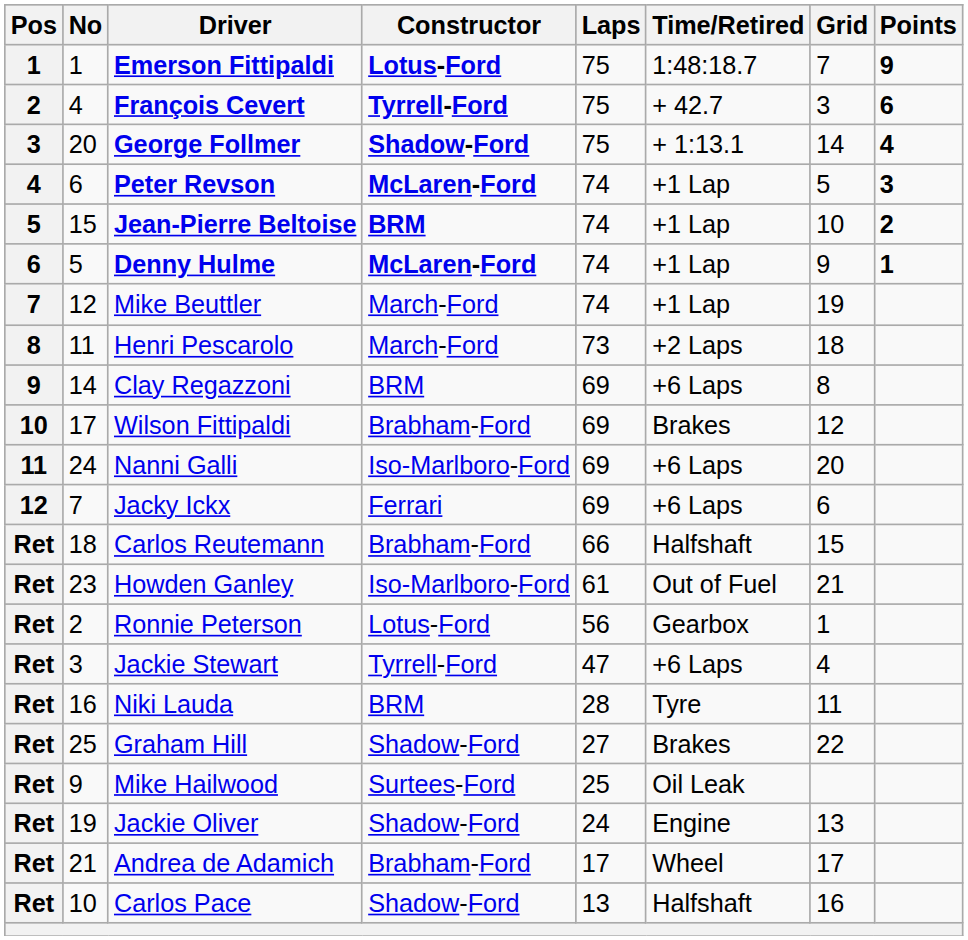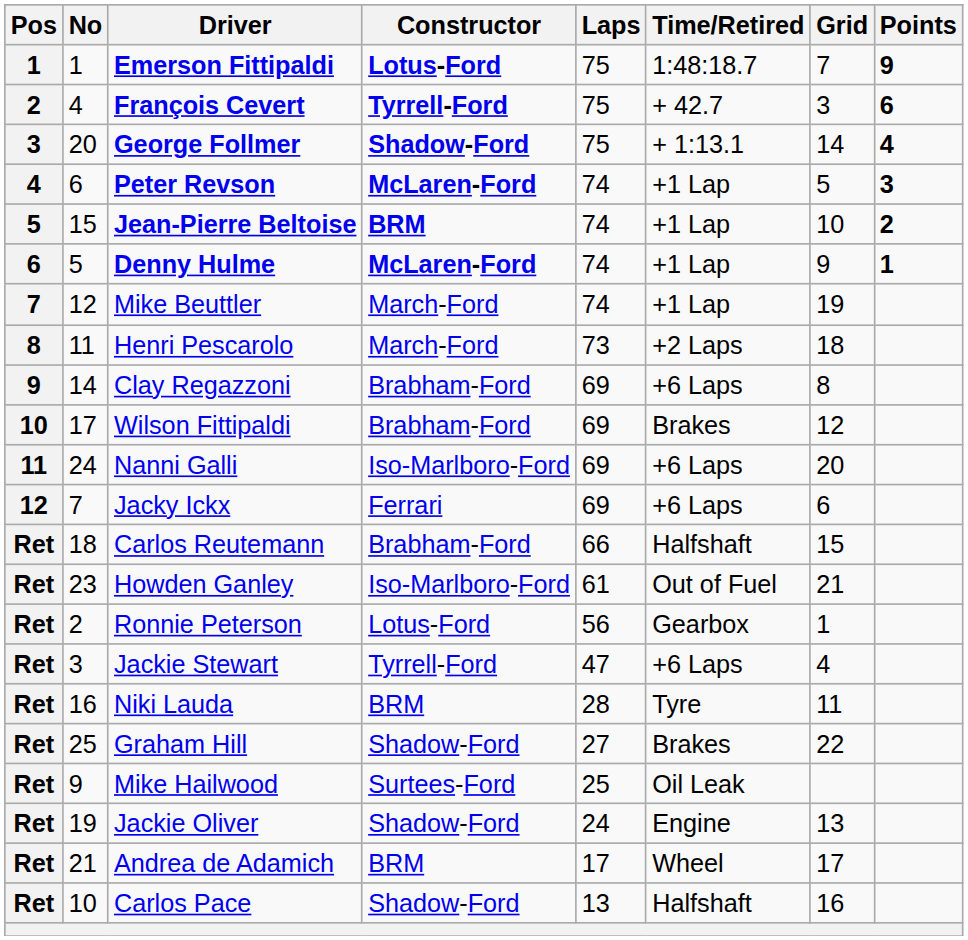(396, 384) BRM -> (449, 384) Brabham-Ford
(449, 864) Brabham-Ford -> (396, 864) BRM
